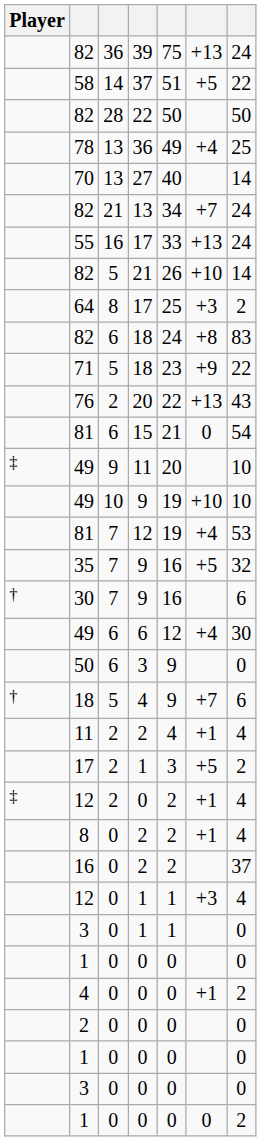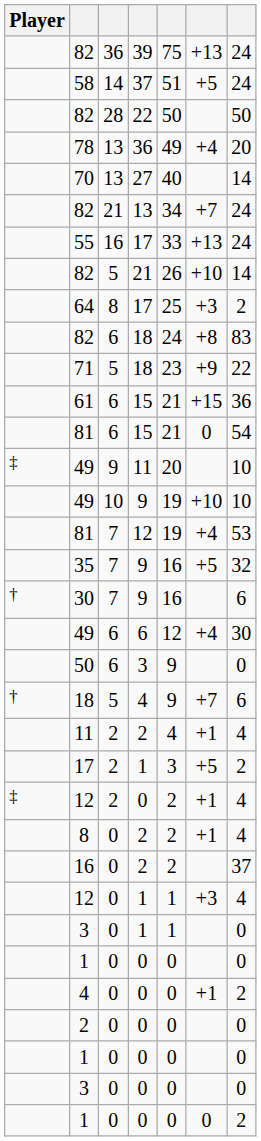(241, 83) 22 -> (241, 83) 24
(241, 147) 25 -> (241, 147) 20
- row: (84, 400)
+ row: (84, 400)
